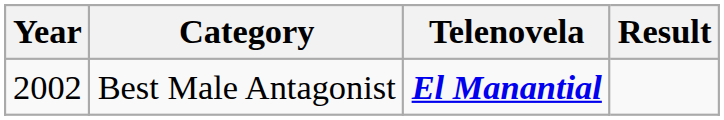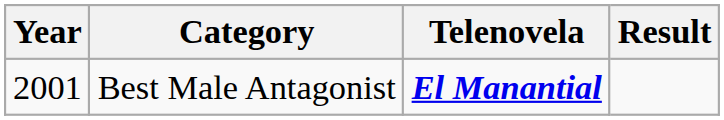(47, 86) 2002 -> (47, 86) 2001
